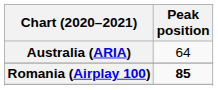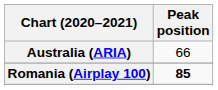(183, 52) 64 -> (183, 52) 66
